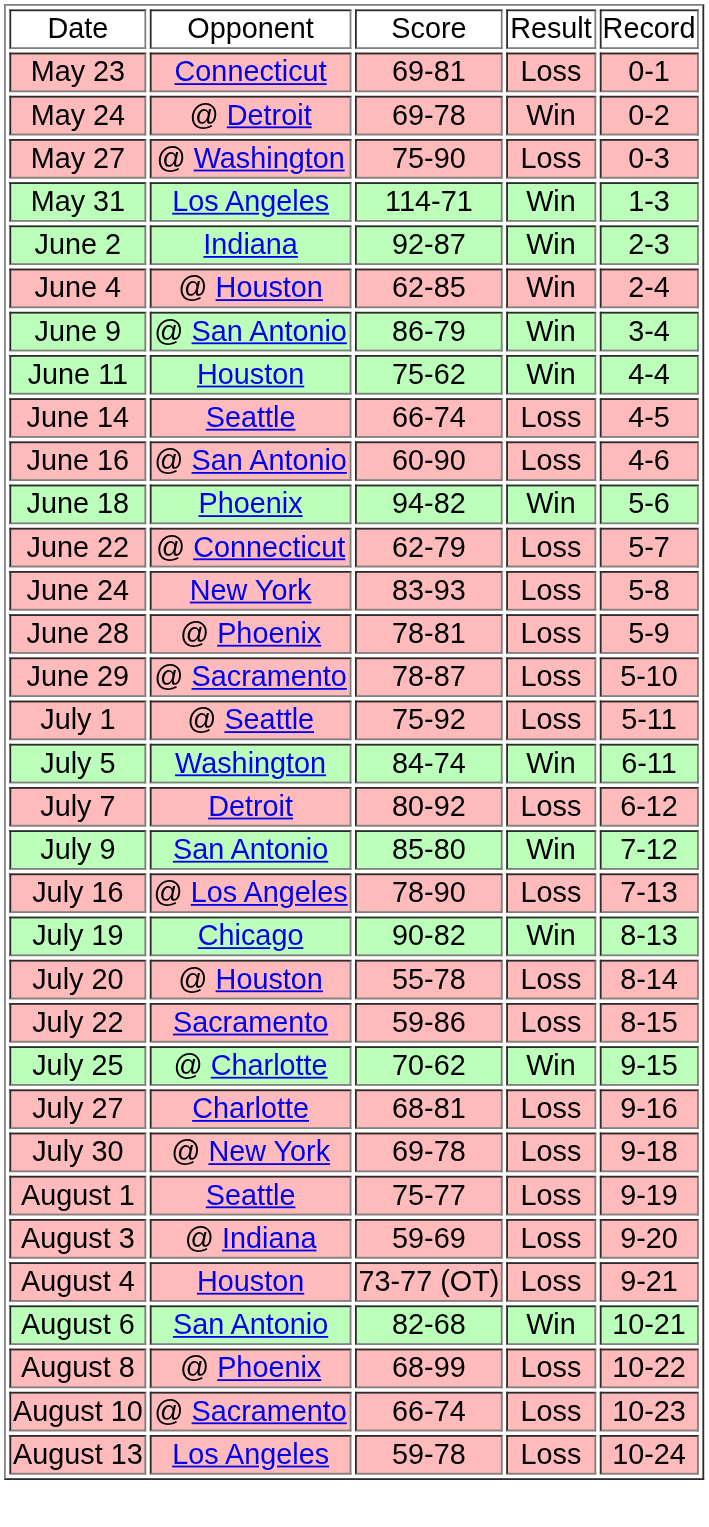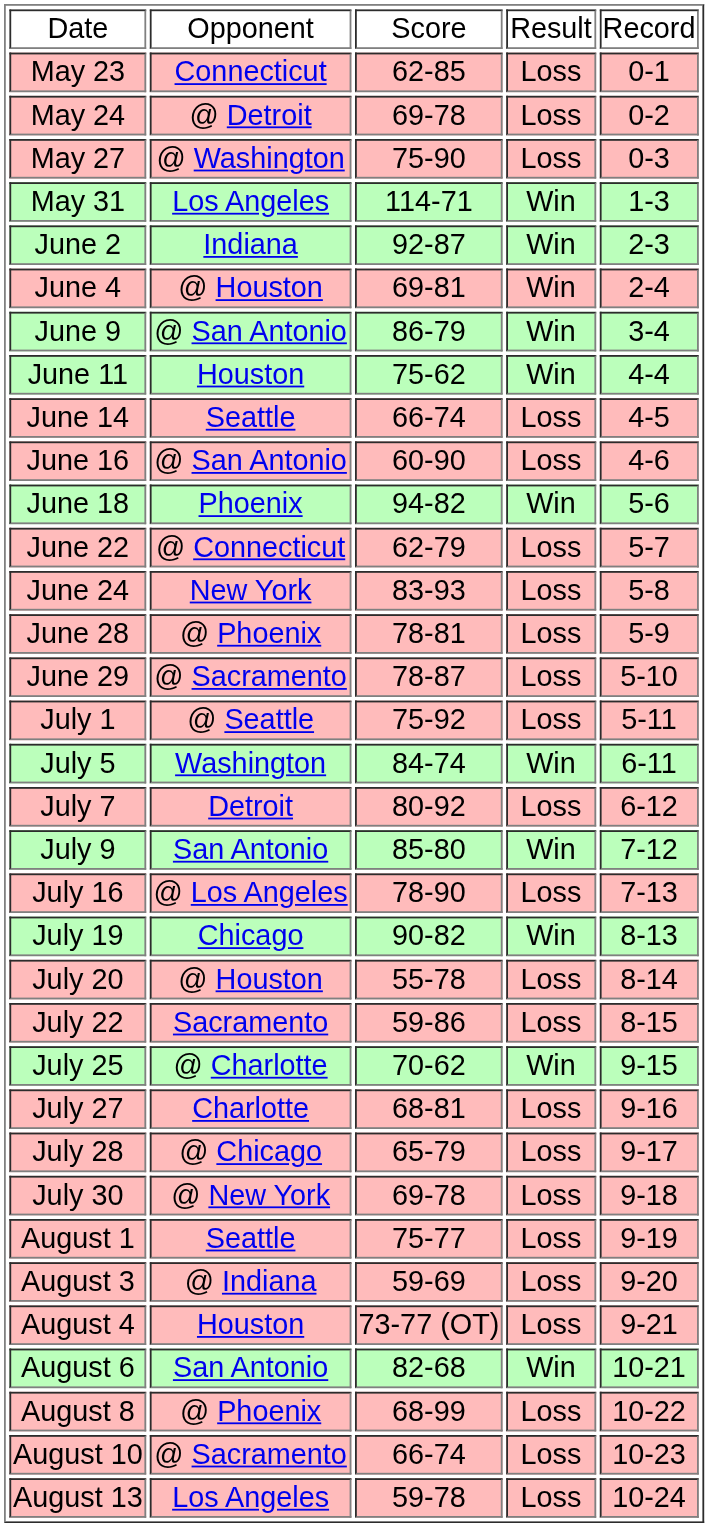(429, 71) 69-81 -> (429, 71) 62-85
(551, 115) Win -> (551, 115) Loss
(429, 287) 62-85 -> (429, 287) 69-81
+ row: (78, 1151)
